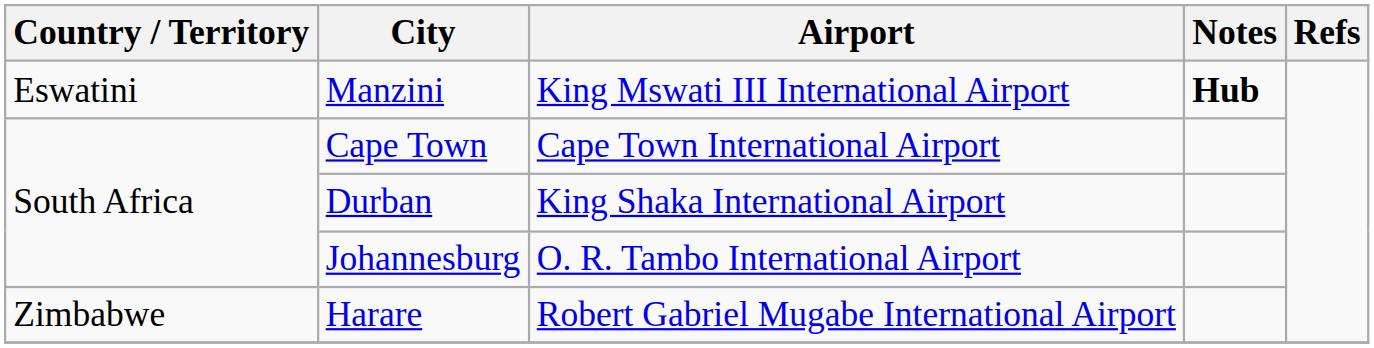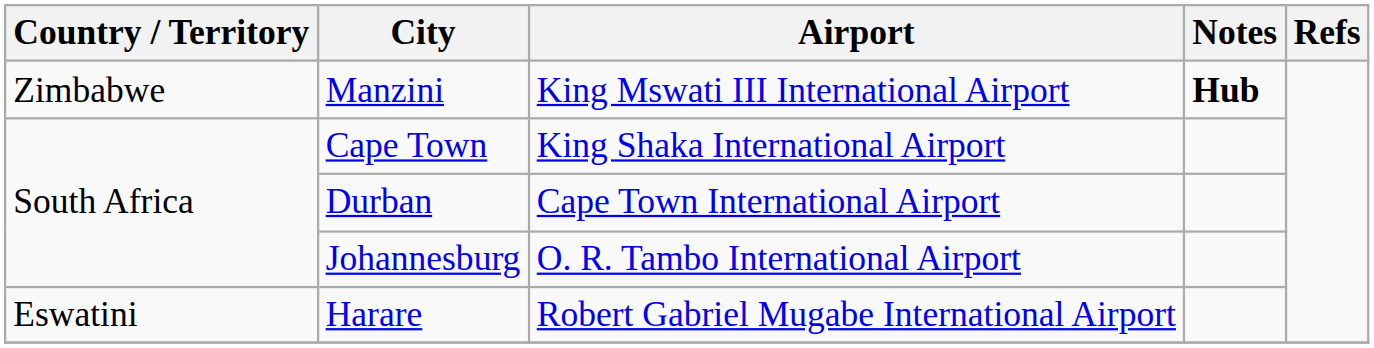(75, 88) Eswatini -> (89, 88) Zimbabwe
(768, 145) Cape Town International Airport -> (771, 145) King Shaka International Airport
(771, 201) King Shaka International Airport -> (768, 201) Cape Town International Airport
(89, 314) Zimbabwe -> (75, 314) Eswatini
